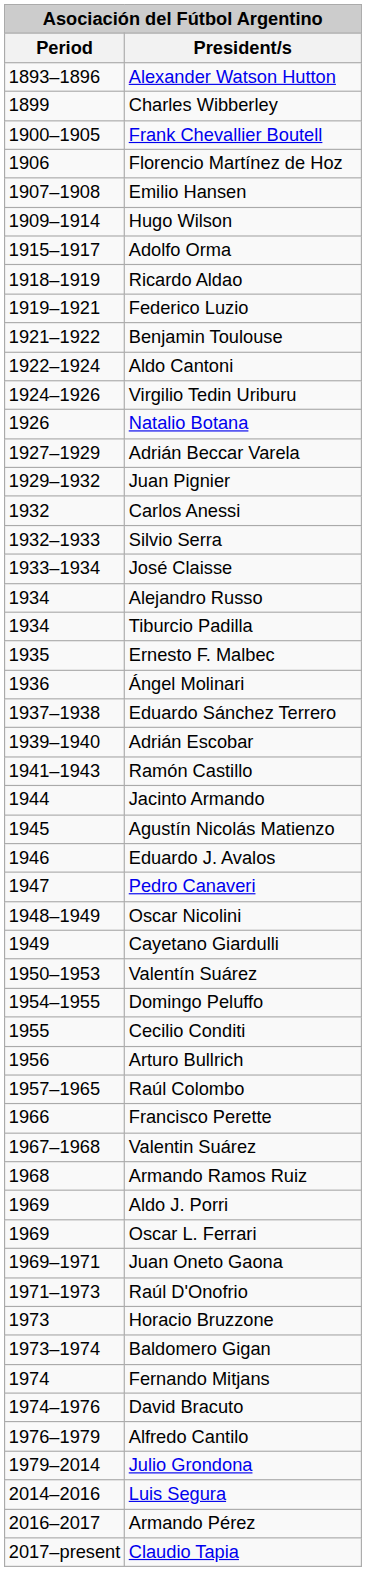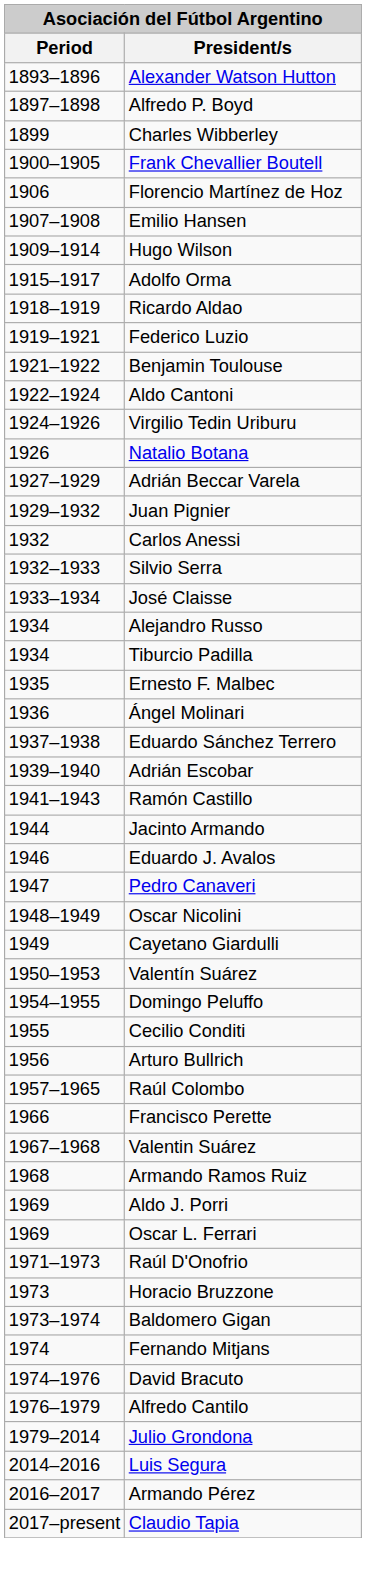+ row: (191, 105)
- row: (232, 828)
- row: (206, 1262)
